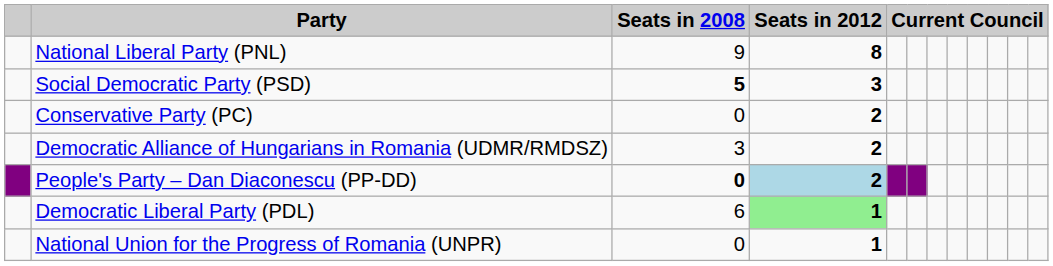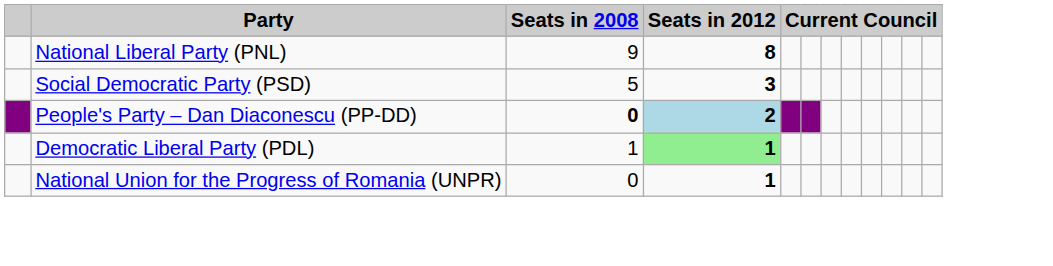(739, 84) bold -> (633, 84) normal
- row: (144, 116)
- row: (322, 148)
(739, 212) 6 -> (633, 148) 1
